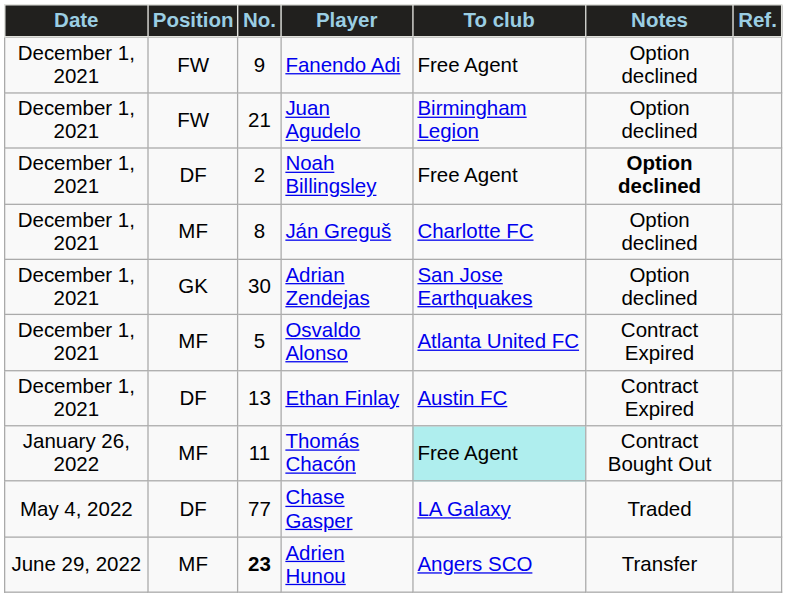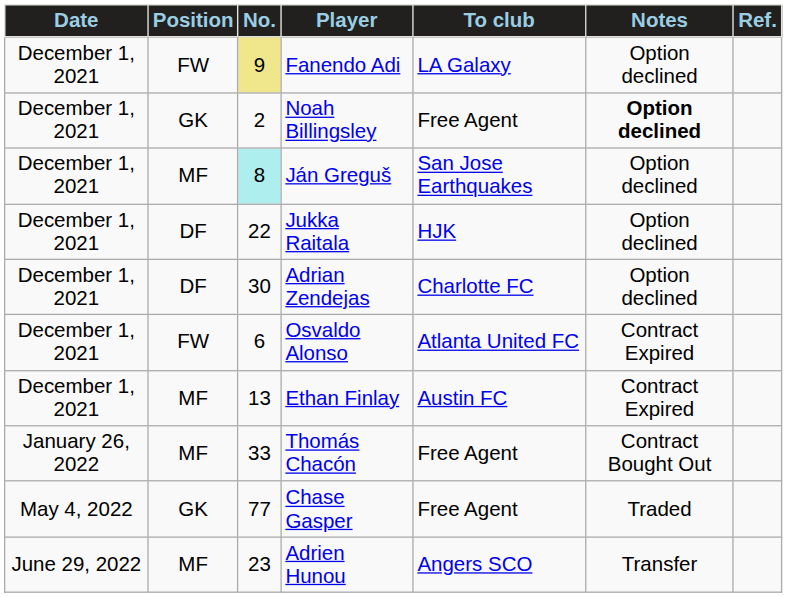(259, 64) no background -> (259, 64) khaki background
(468, 64) Free Agent -> (464, 64) LA Galaxy
- row: (323, 120)
(193, 175) DF -> (193, 120) GK
(259, 231) no background -> (259, 175) paleturquoise background
(475, 231) Charlotte FC -> (475, 175) San Jose Earthquakes
+ row: (317, 231)
(193, 286) GK -> (193, 286) DF
(475, 286) San Jose Earthquakes -> (475, 286) Charlotte FC
(193, 342) MF -> (193, 342) FW
(259, 342) 5 -> (259, 342) 6
(193, 397) DF -> (193, 397) MF
(259, 453) 11 -> (259, 453) 33
(468, 453) paleturquoise background -> (468, 453) no background
(193, 508) DF -> (193, 508) GK
(464, 508) LA Galaxy -> (468, 508) Free Agent
(259, 564) bold -> (259, 564) normal
